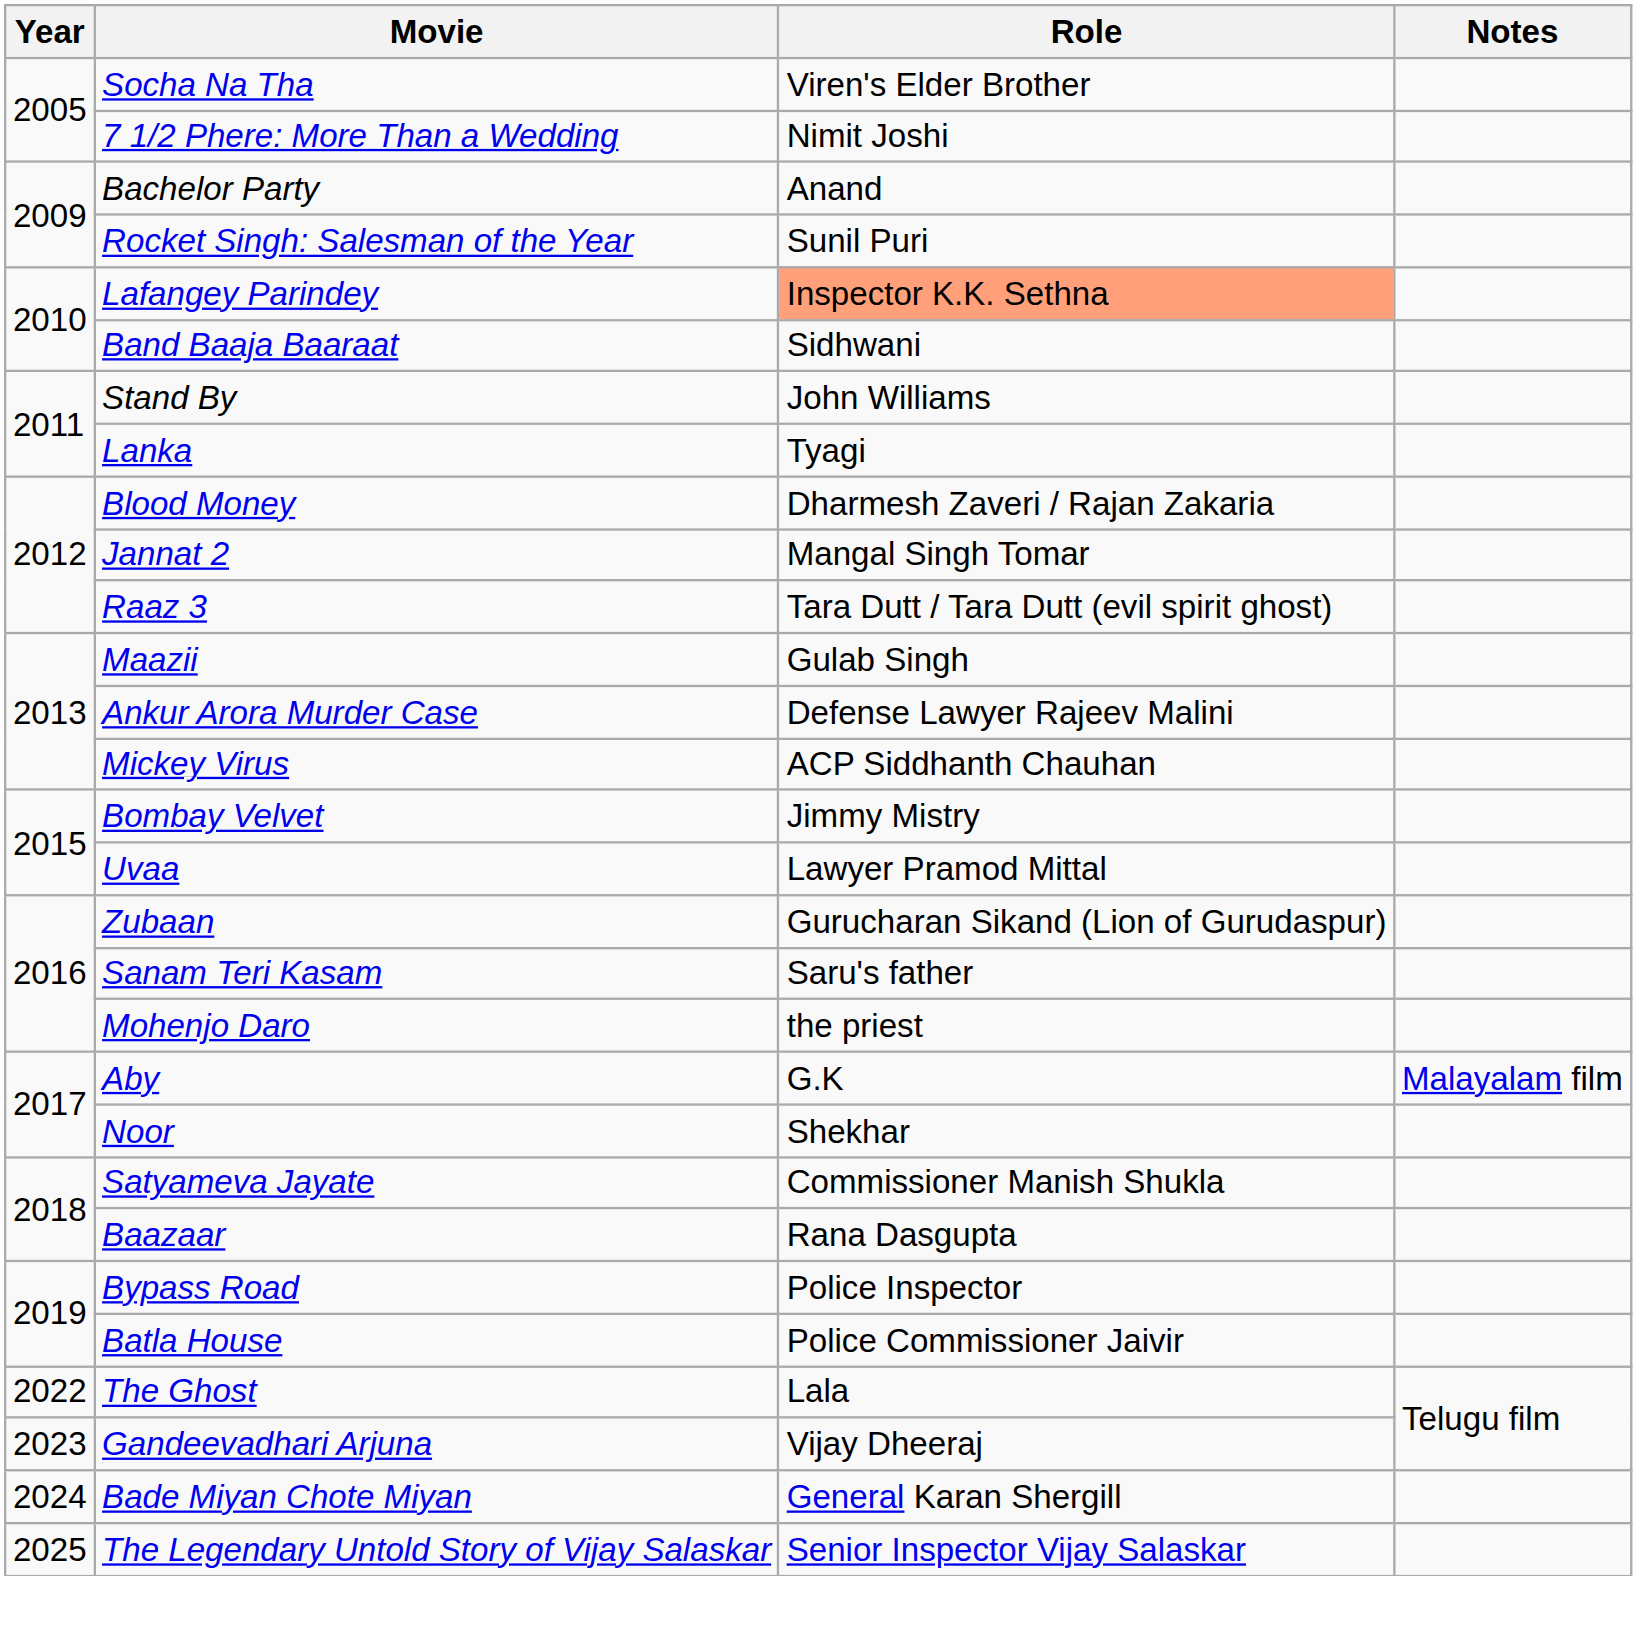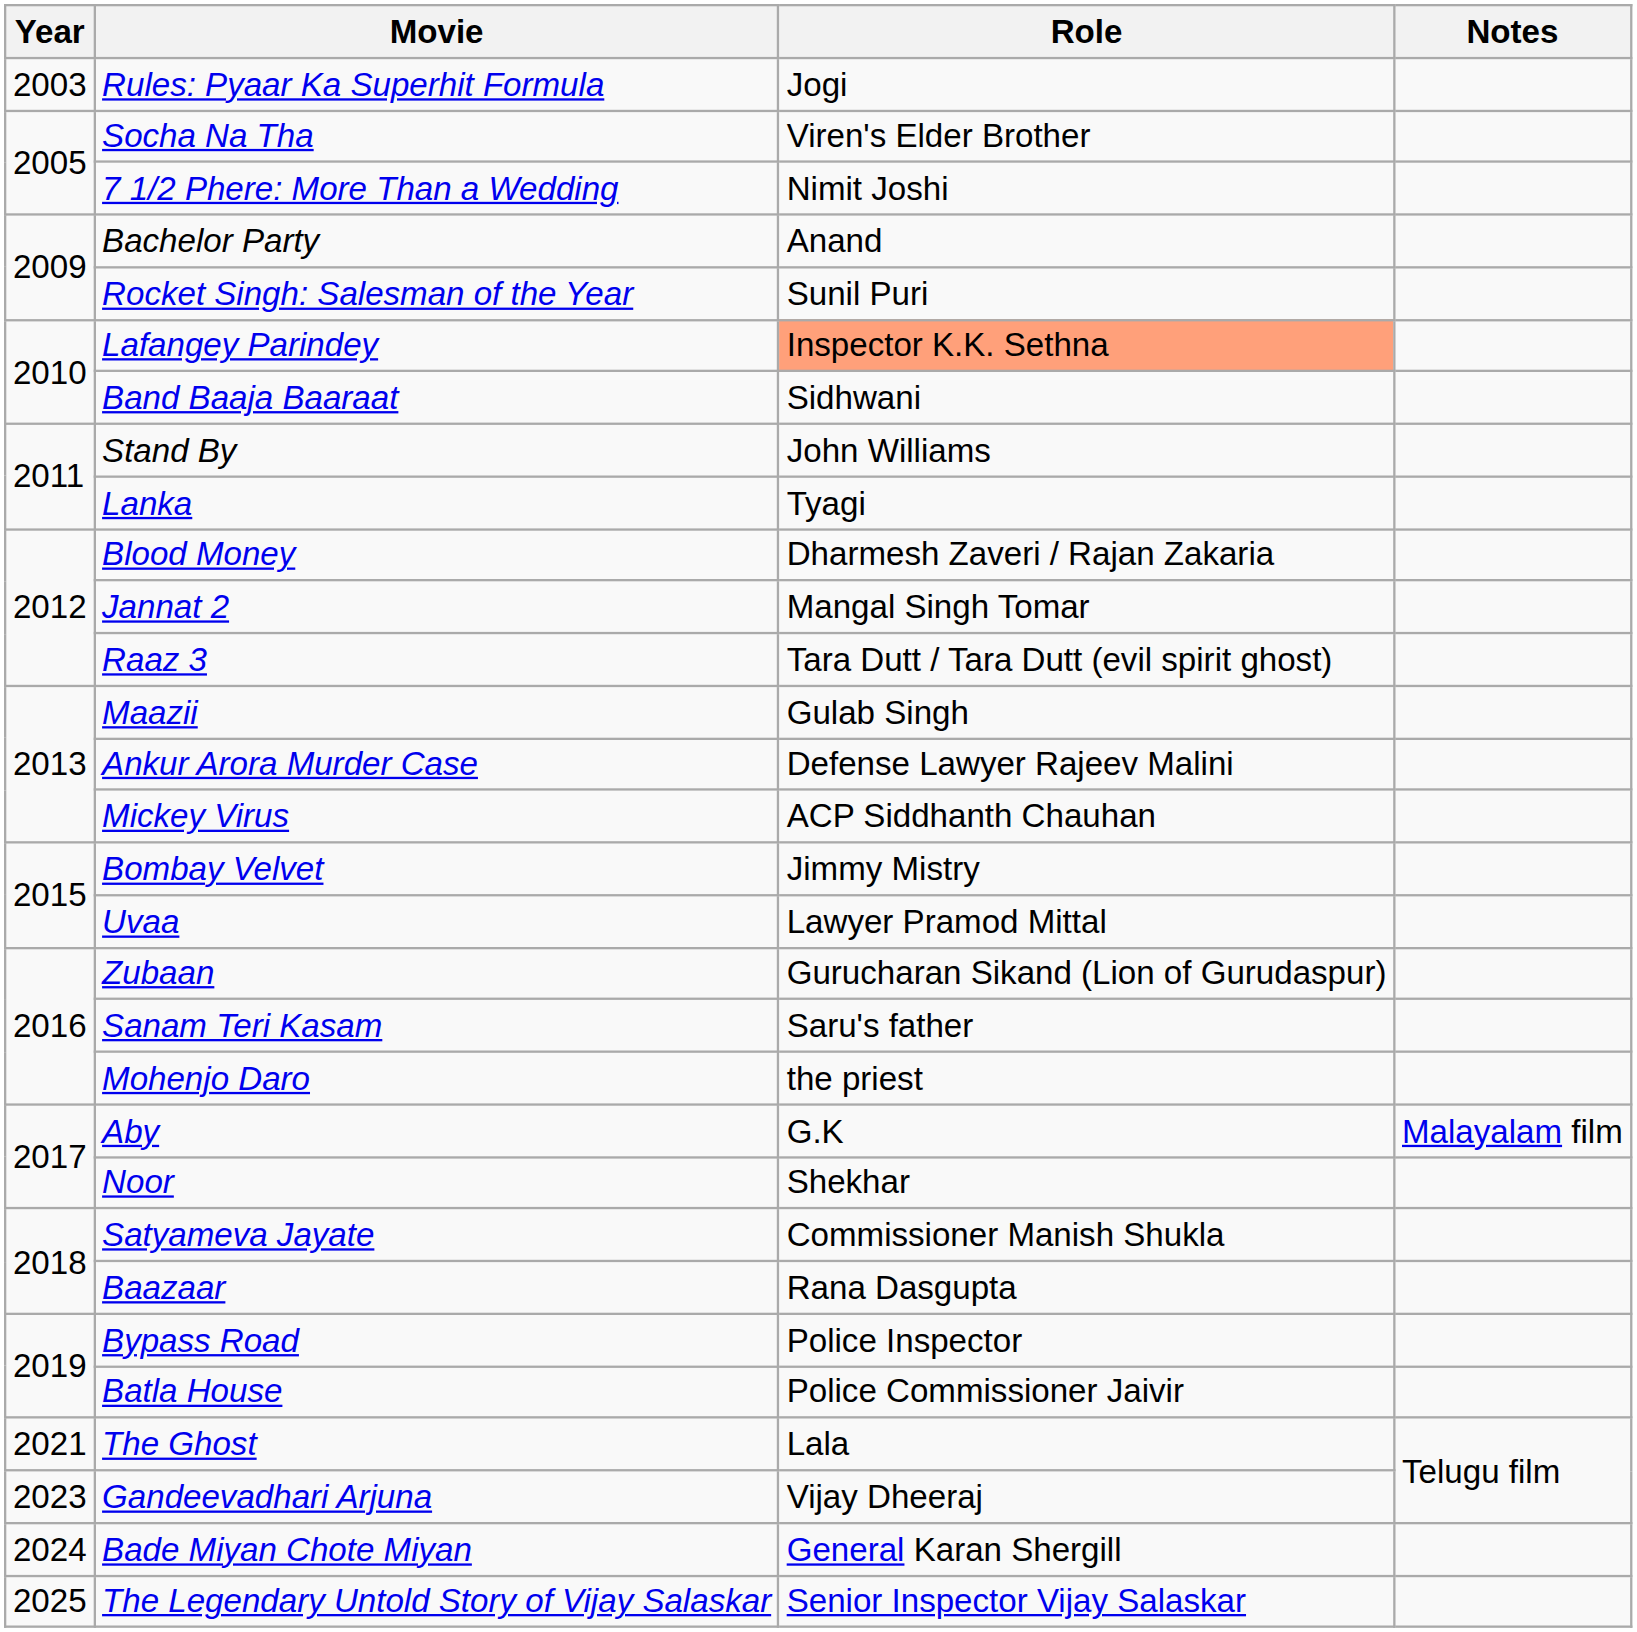+ row: (353, 84)
(50, 1392) 2022 -> (50, 1444) 2021
